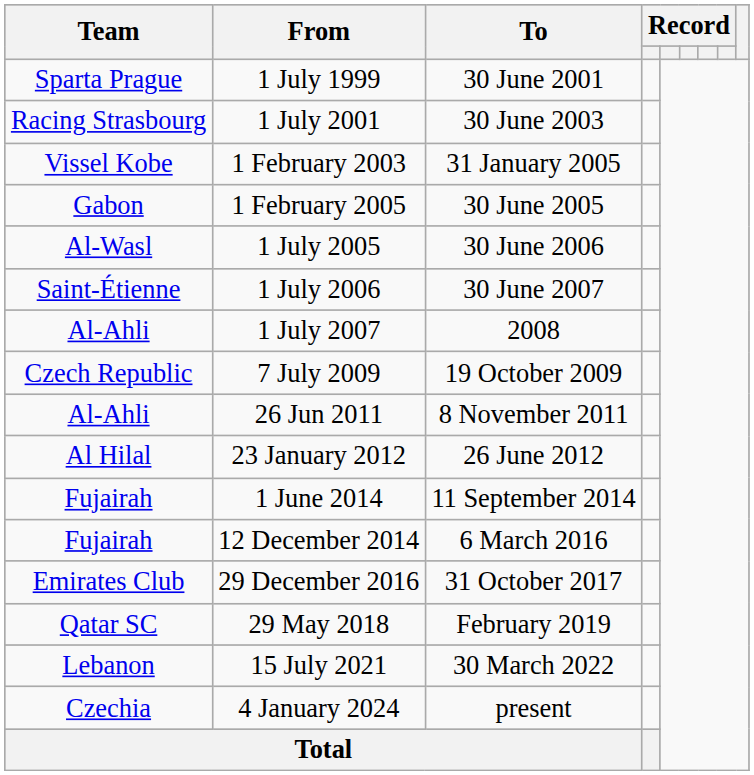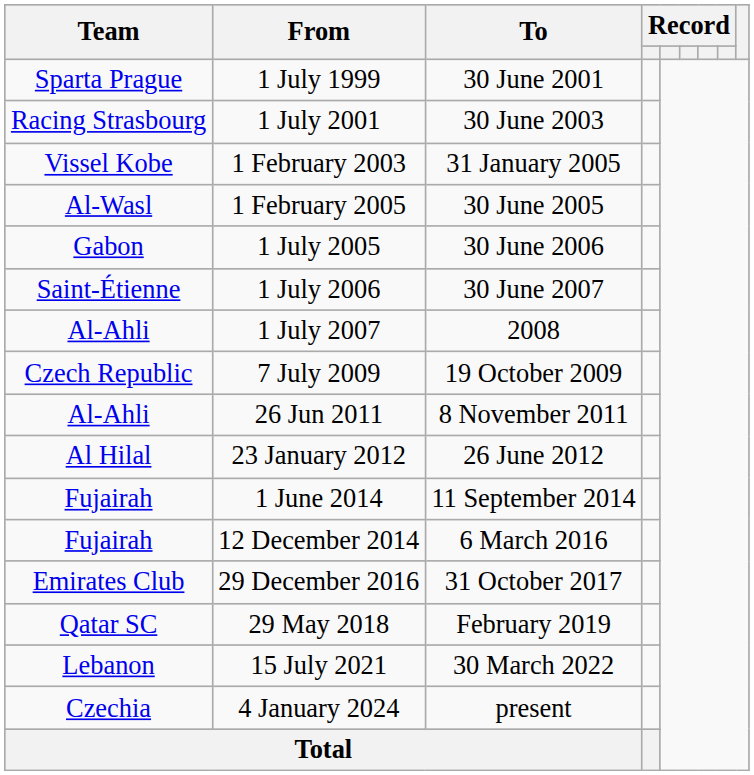(109, 205) Gabon -> (109, 205) Al-Wasl
(109, 246) Al-Wasl -> (109, 246) Gabon
